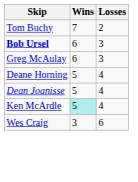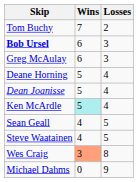+ row: (28, 122)
+ row: (40, 138)
(75, 122) no background -> (80, 153) lightsalmon background
(101, 122) 6 -> (106, 153) 8
+ row: (38, 169)
